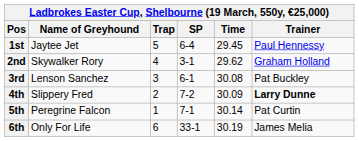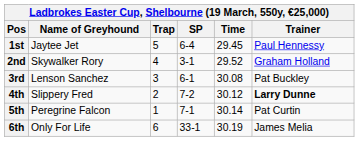(230, 62) 29.62 -> (230, 62) 29.52
(230, 95) 30.09 -> (230, 95) 30.12
